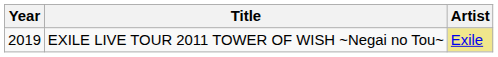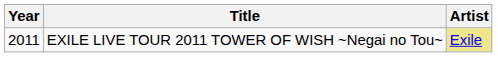(24, 39) 2019 -> (24, 39) 2011
